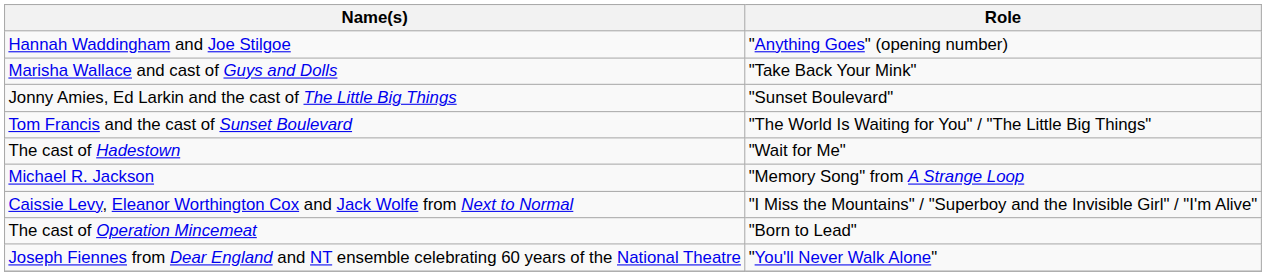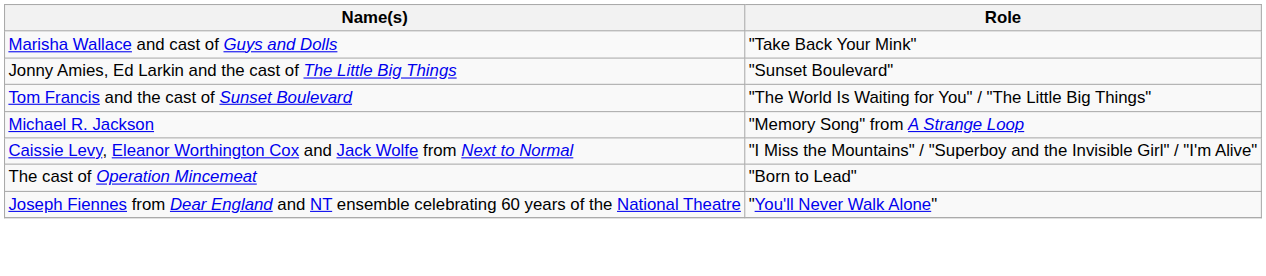- row: (150, 44)
- row: (94, 151)
